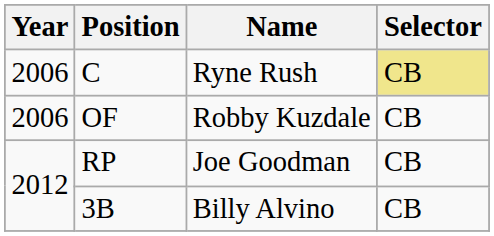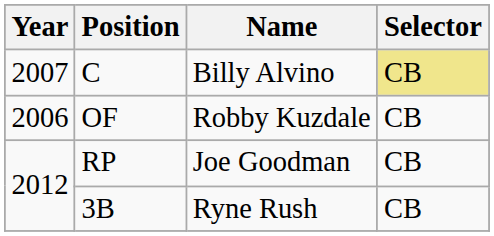(40, 72) 2006 -> (40, 72) 2007
(255, 72) Ryne Rush -> (264, 72) Billy Alvino
(264, 207) Billy Alvino -> (255, 207) Ryne Rush
